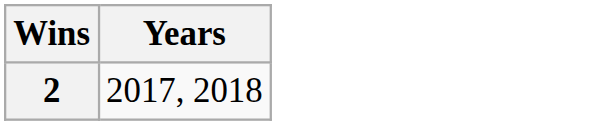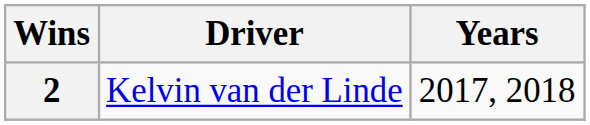+ column: (254, 33)
